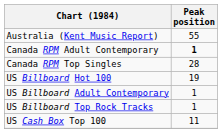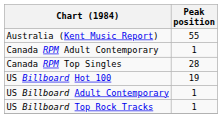(194, 50) bold -> (194, 50) normal
- row: (56, 121)
